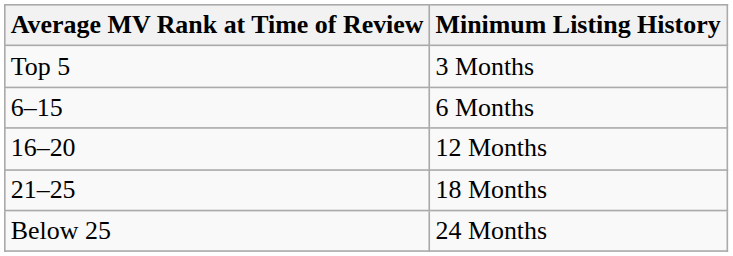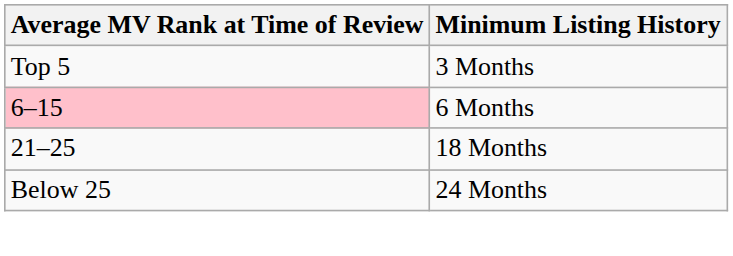(37, 107) no background -> (37, 107) pink background
- row: (491, 148)
